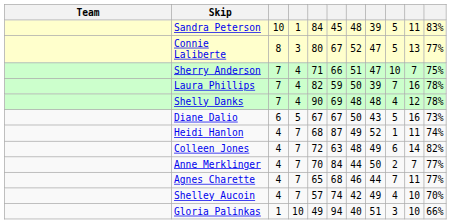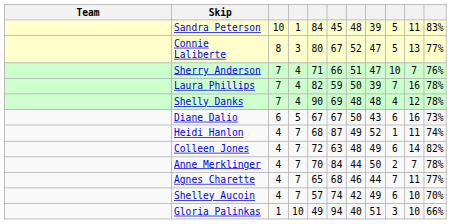(435, 70) 75% -> (435, 70) 76%
(395, 117) 5 -> (395, 117) 6
(435, 164) 77% -> (435, 164) 78%
(395, 196) 4 -> (395, 196) 6
